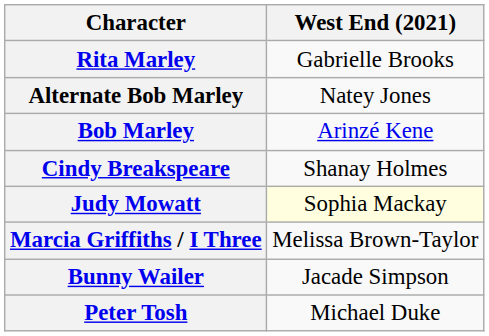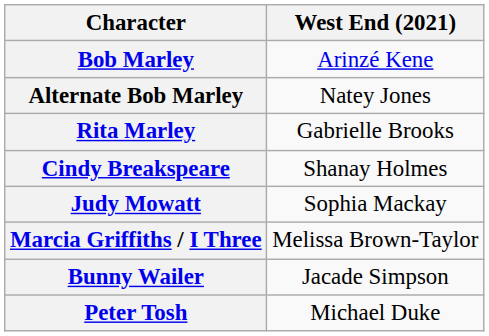rows swapped: (136, 131) <-> (136, 58)
(375, 204) lightyellow background -> (375, 204) no background
